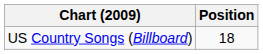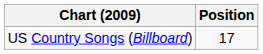(227, 37) 18 -> (227, 37) 17
